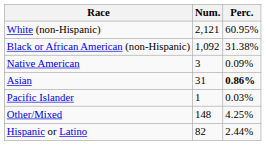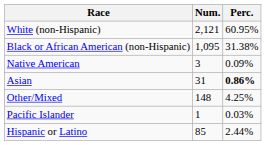(207, 47) 1,092 -> (207, 47) 1,095
rows swapped: (40, 98) <-> (34, 115)
(200, 132) 82 -> (200, 132) 85
